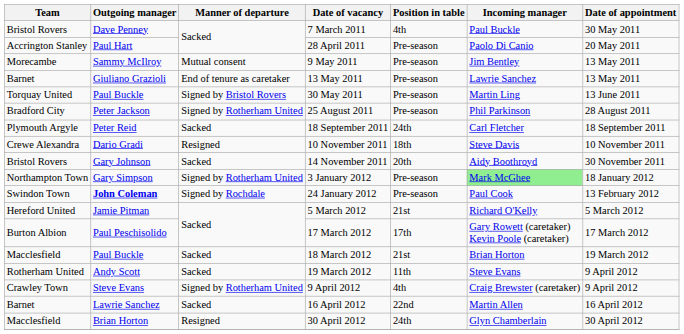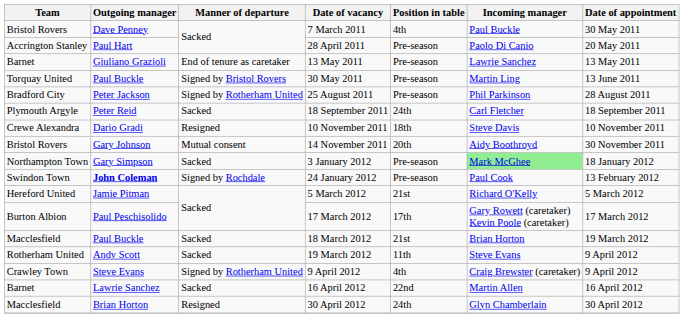- row: (333, 62)
(196, 161) Sacked -> (213, 144) Mutual consent
(242, 177) Signed by Rotherham United -> (196, 161) Sacked
